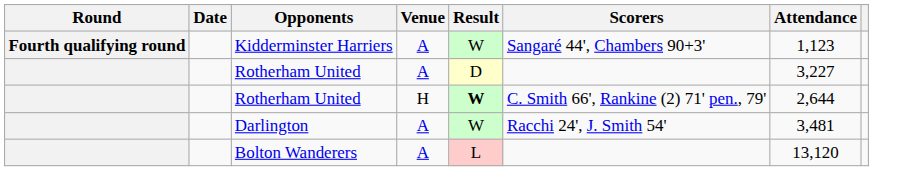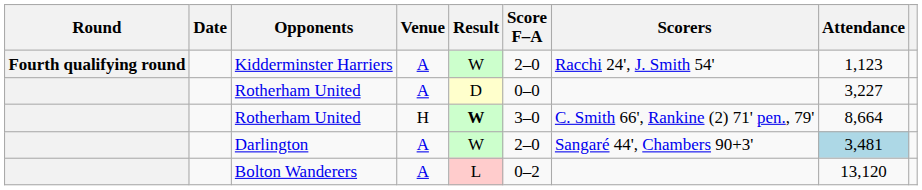+ column: (527, 27)
(606, 44) Sangaré 44', Chambers 90+3' -> (635, 63) Racchi 24', J. Smith 54'
(816, 98) 2,644 -> (864, 117) 8,664
(587, 125) Racchi 24', J. Smith 54' -> (654, 144) Sangaré 44', Chambers 90+3'
(816, 125) no background -> (864, 144) lightblue background
